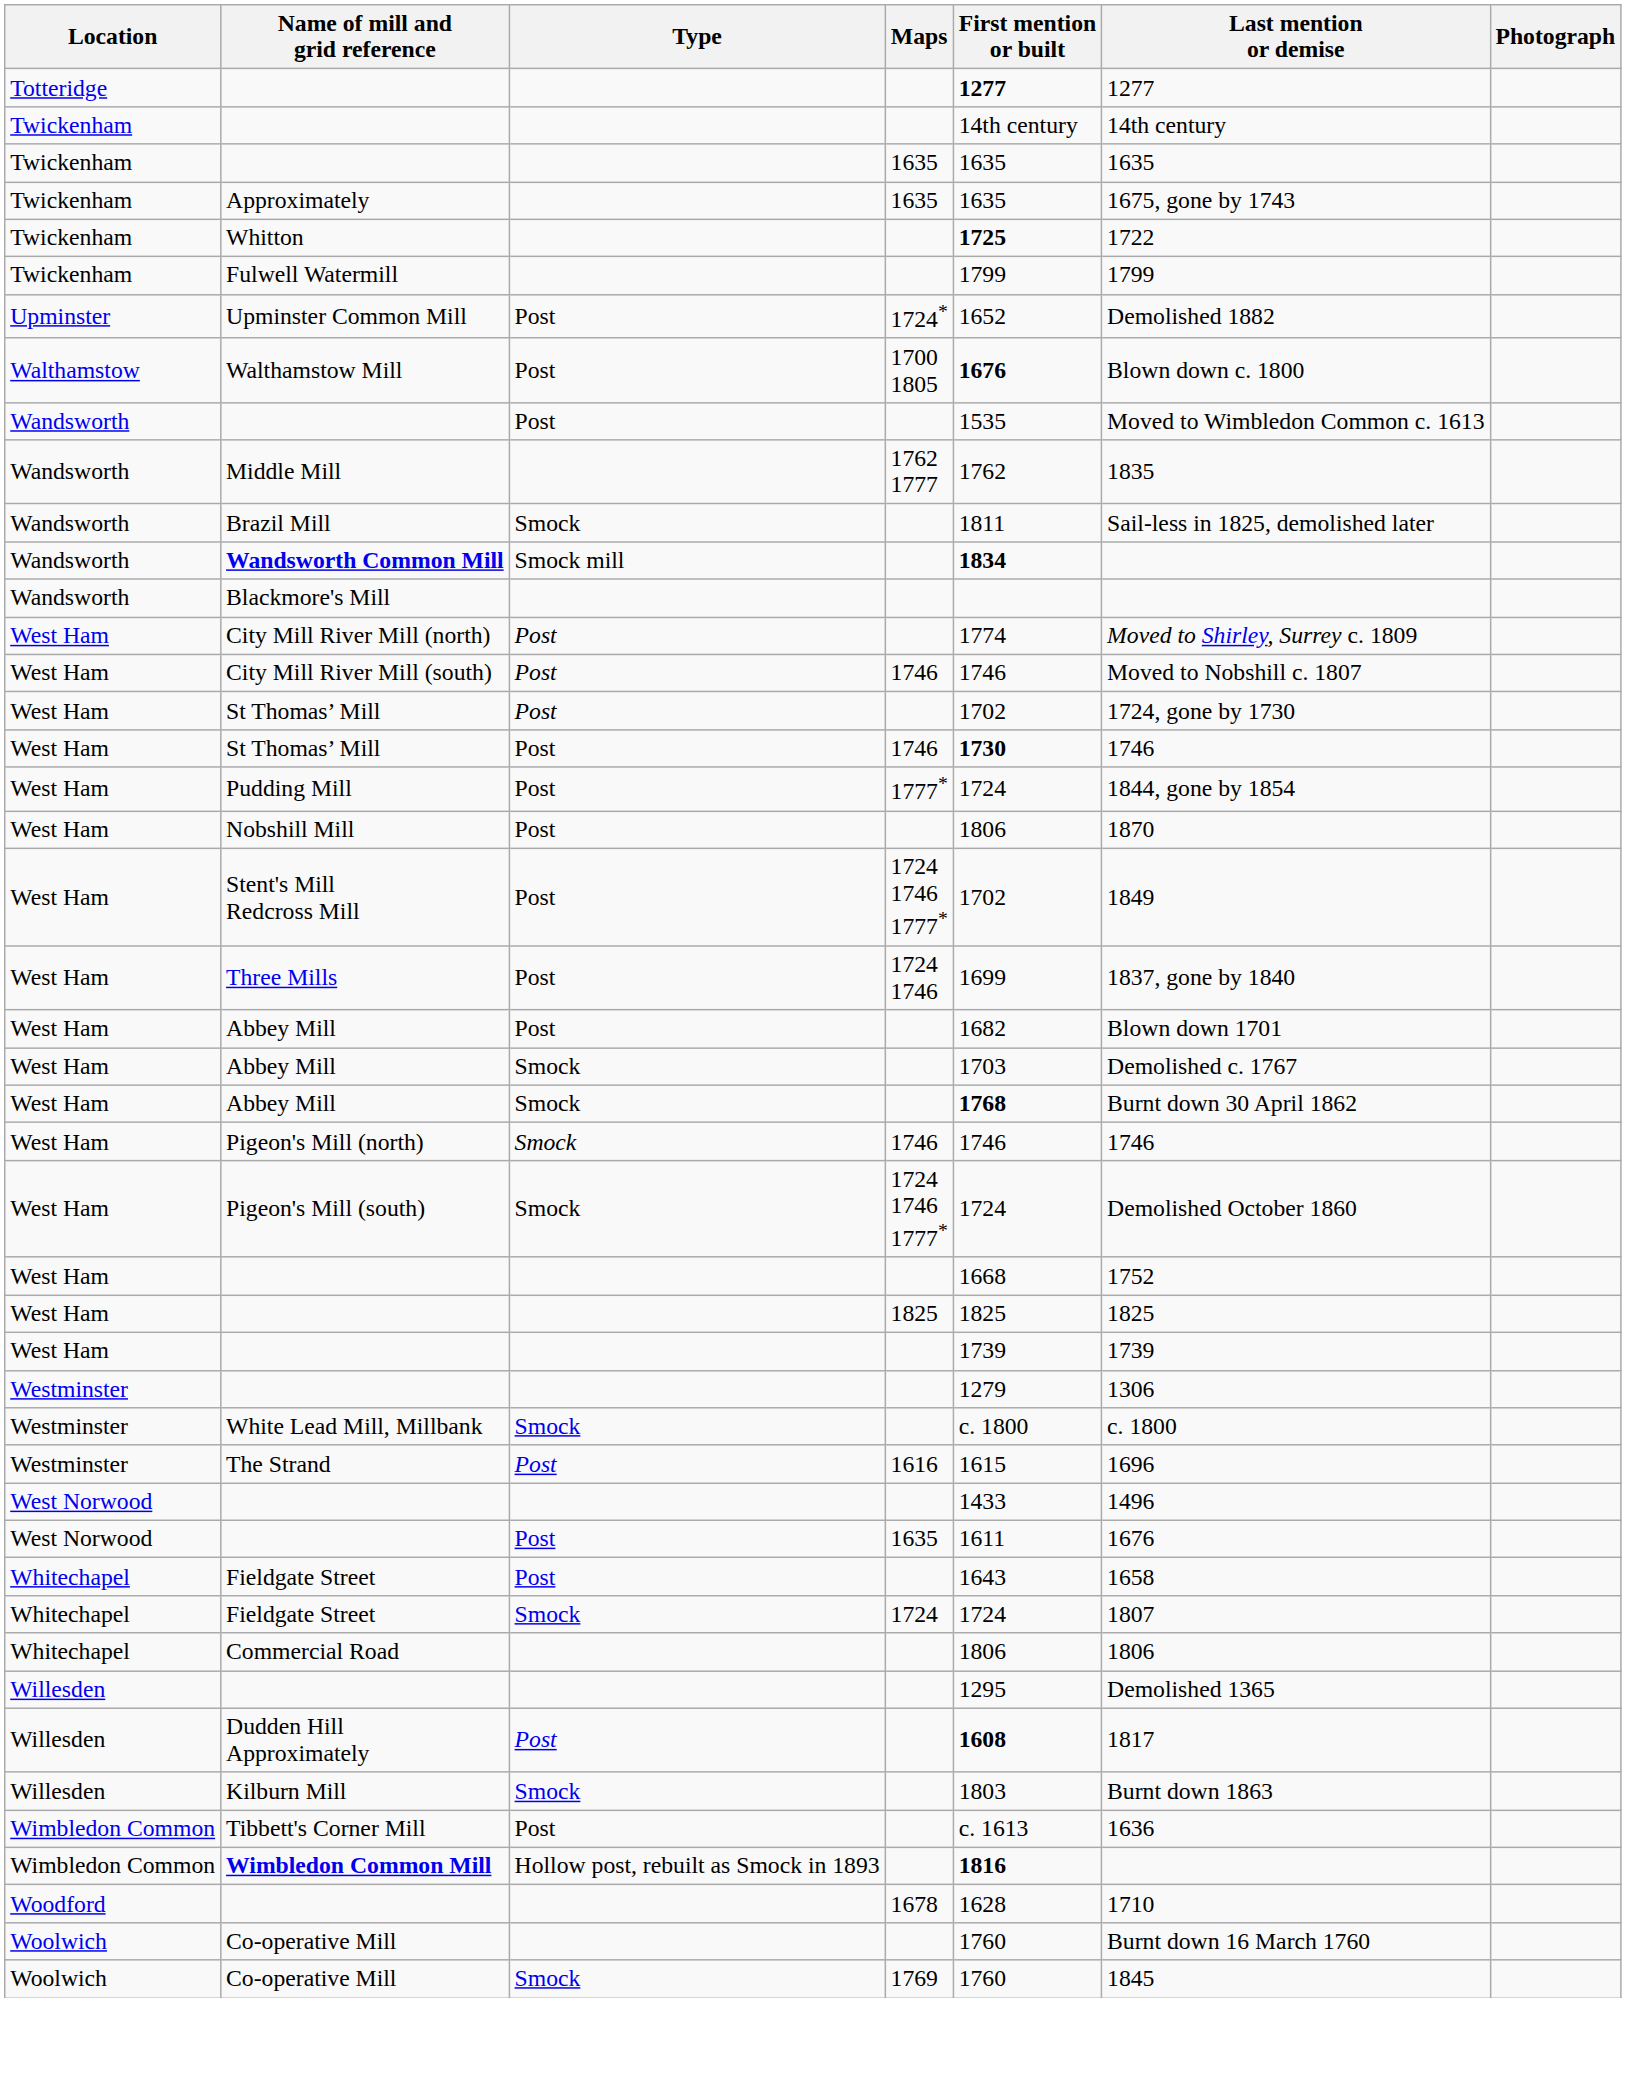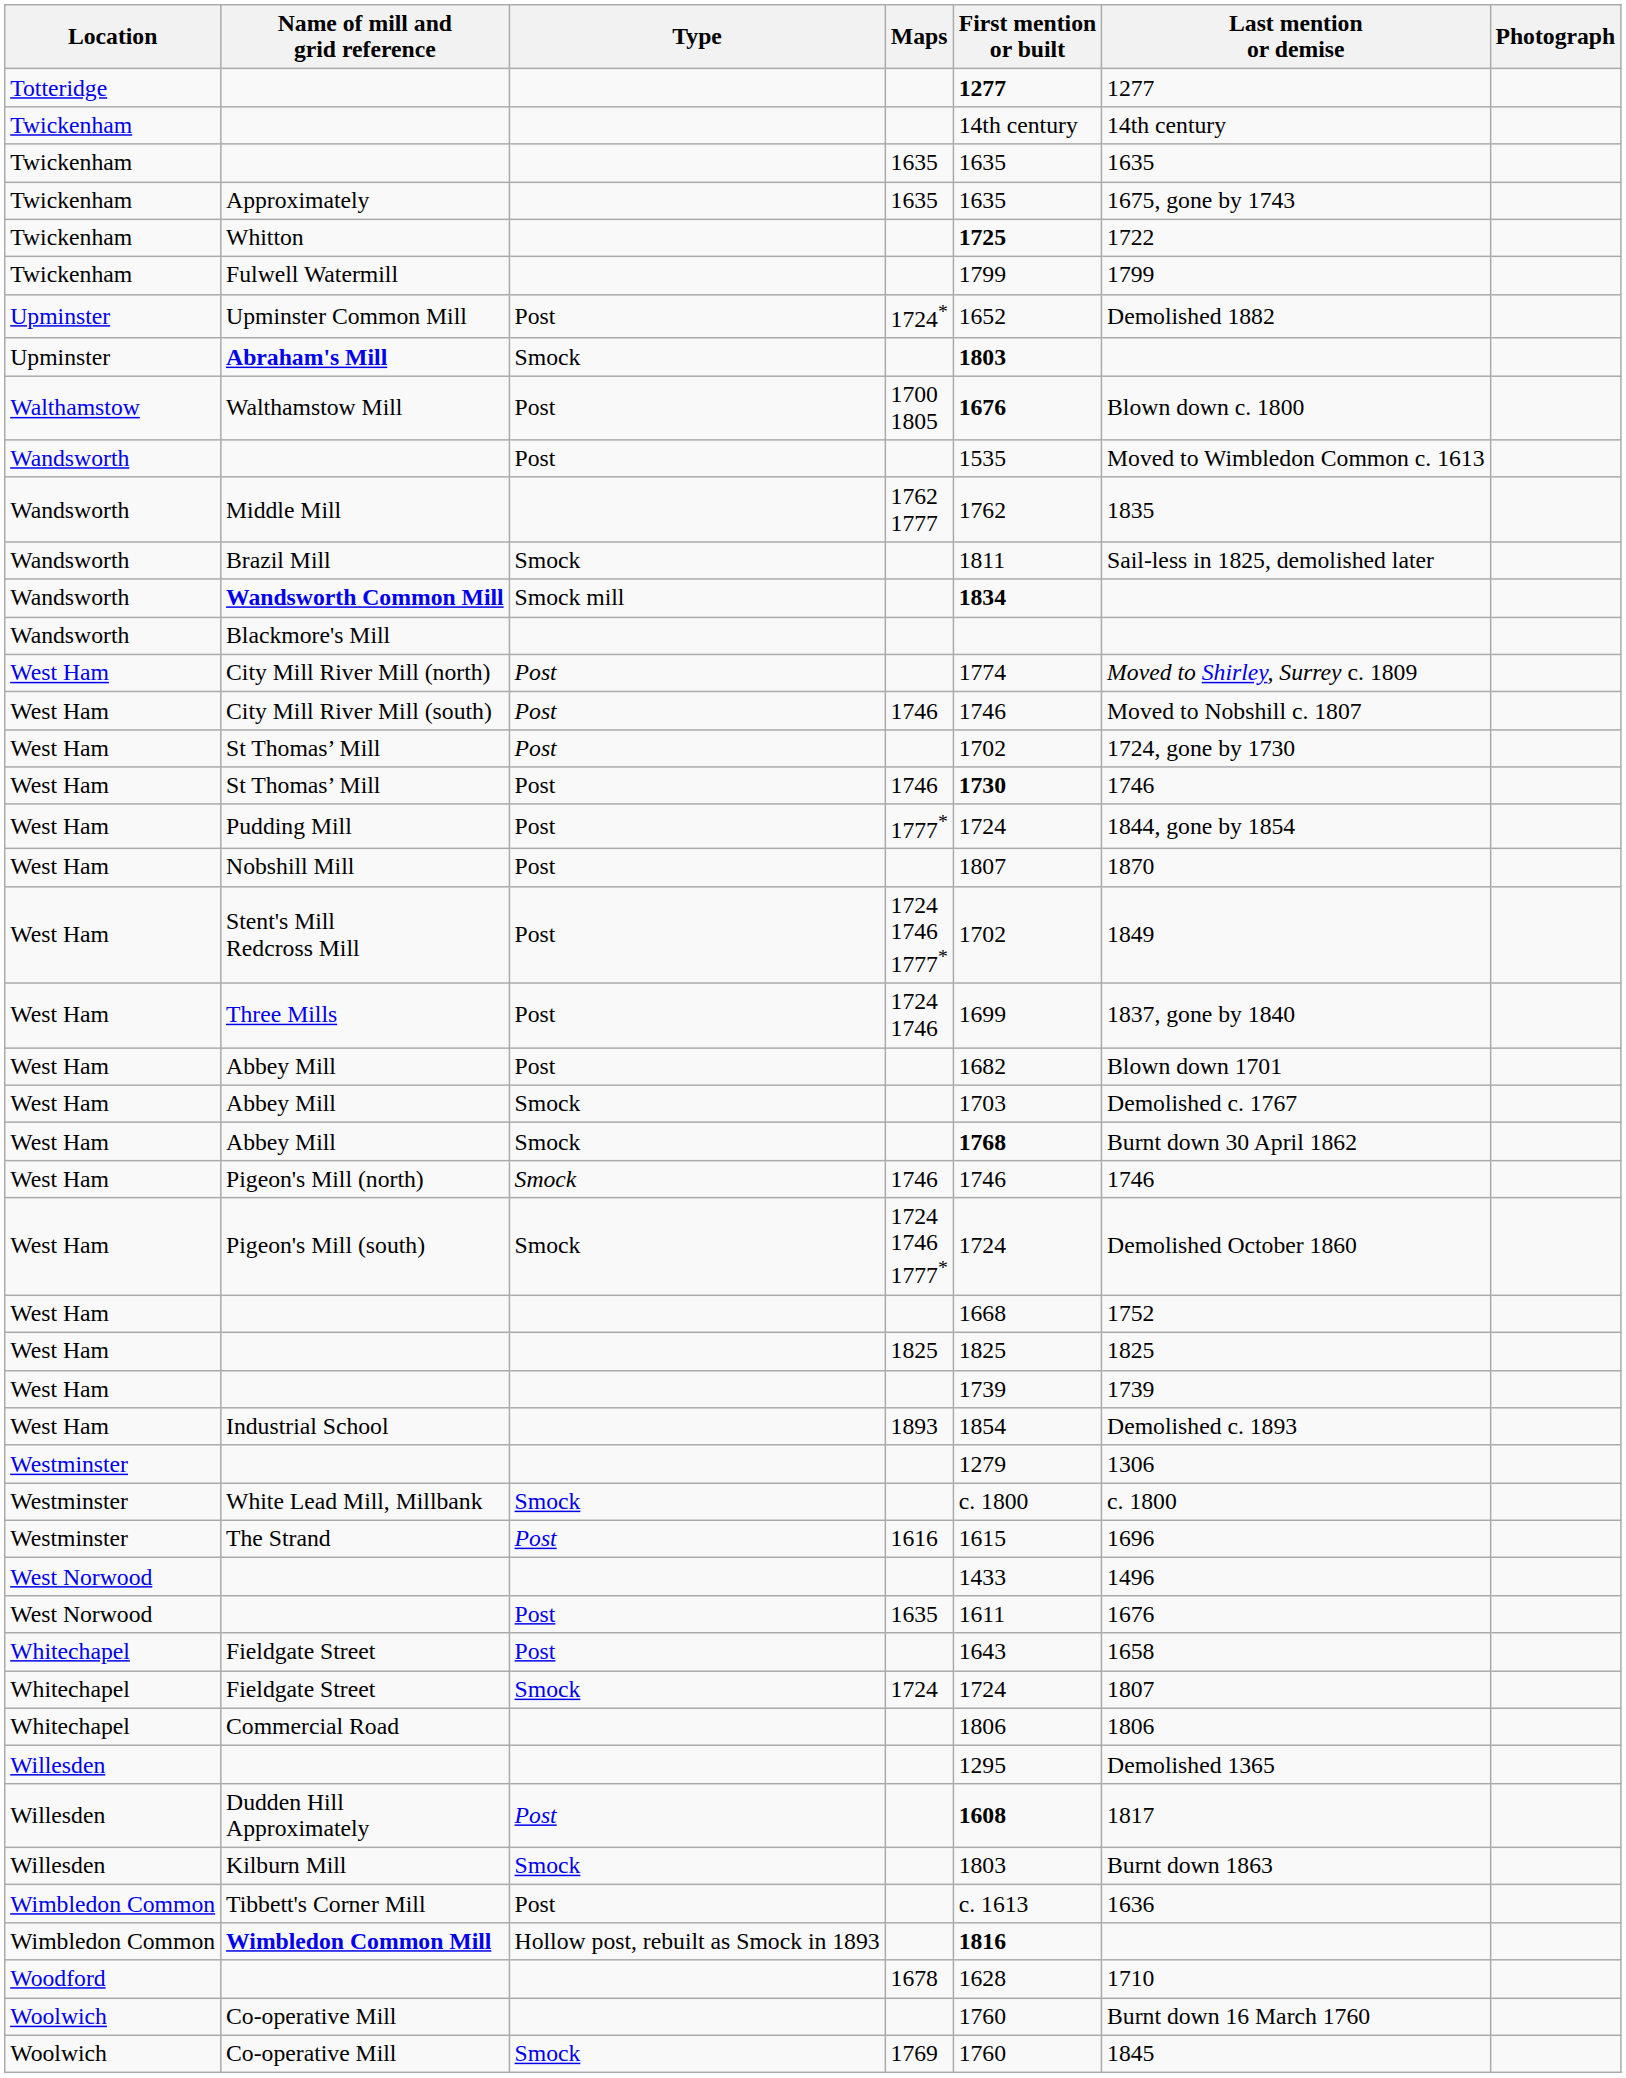+ row: (60, 356)
(982, 829) 1806 -> (982, 867) 1807
+ row: (60, 1426)
